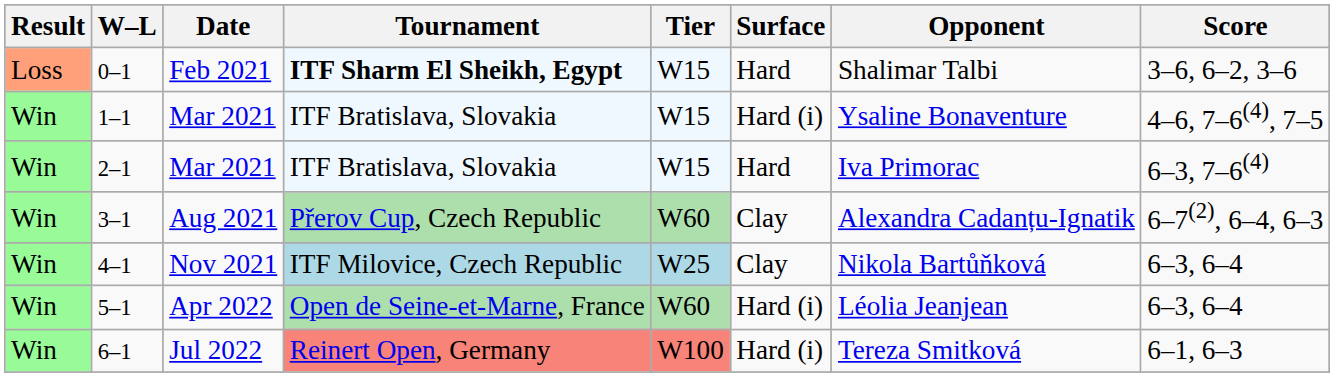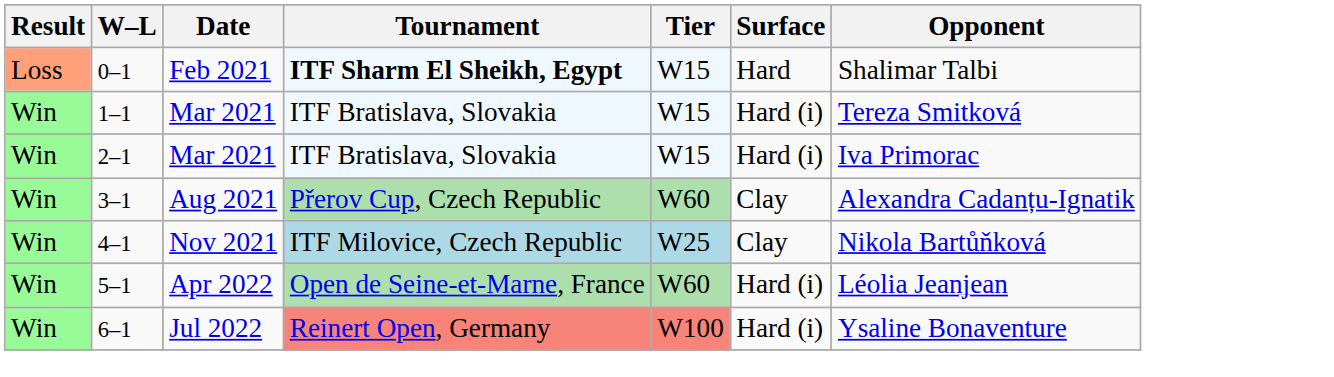- column: (1235, 26)
(952, 116) Ysaline Bonaventure -> (930, 112) Tereza Smitková
(763, 166) Hard -> (780, 155) Hard (i)
(930, 350) Tereza Smitková -> (952, 328) Ysaline Bonaventure
